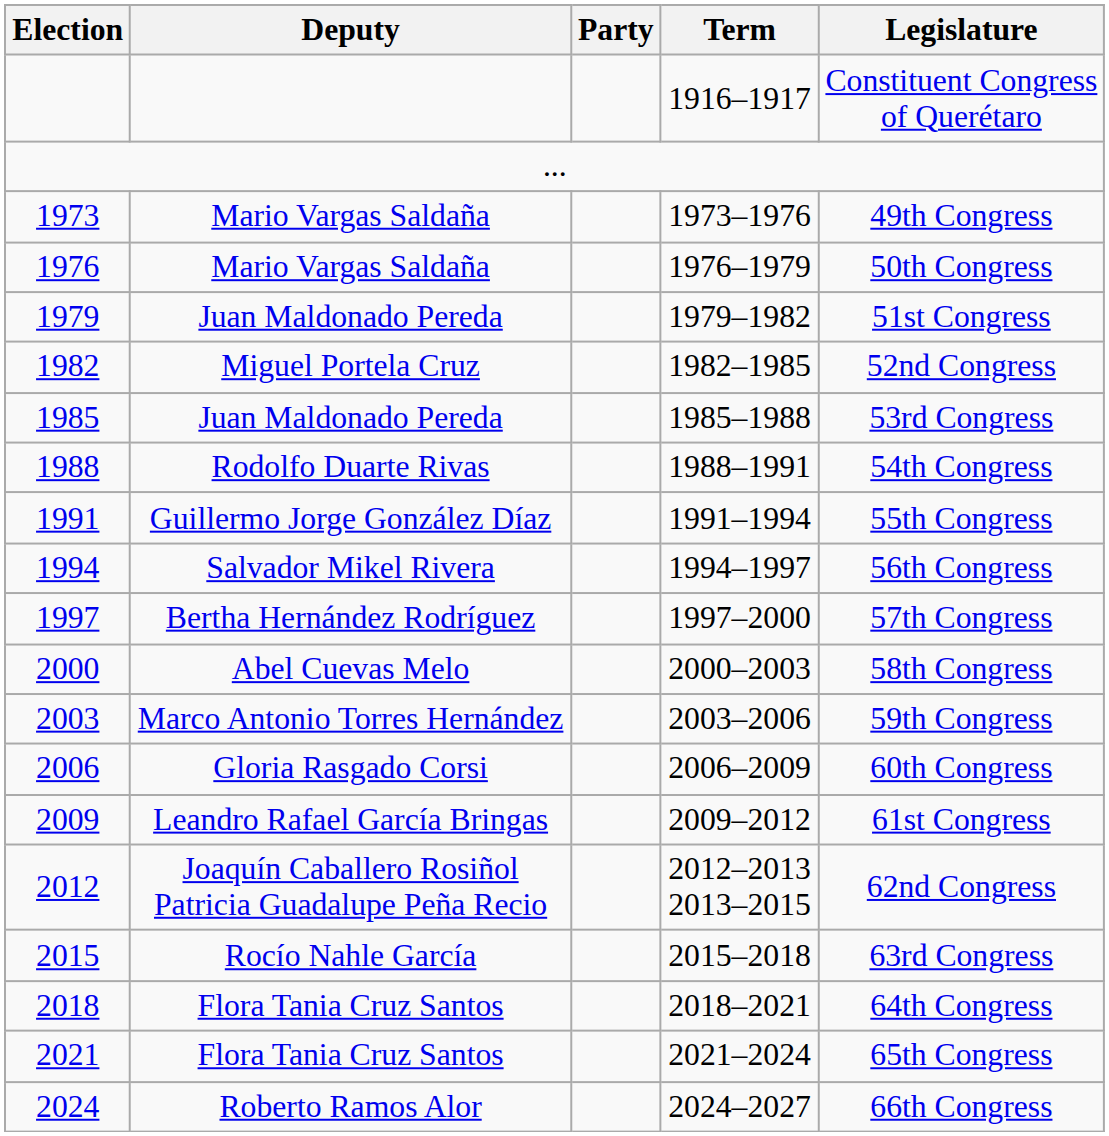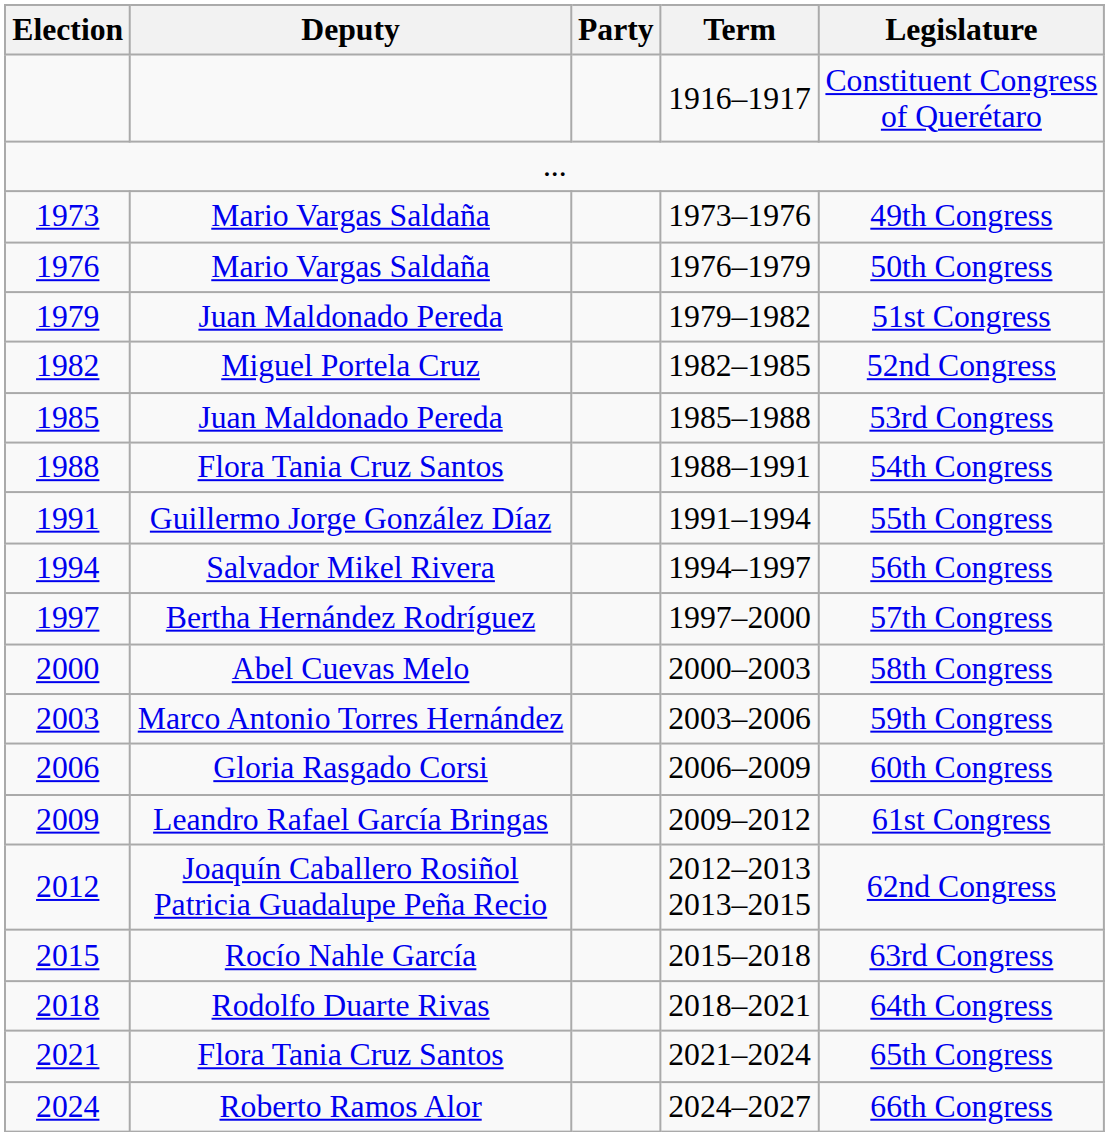(351, 467) Rodolfo Duarte Rivas -> (351, 467) Flora Tania Cruz Santos
(351, 1005) Flora Tania Cruz Santos -> (351, 1005) Rodolfo Duarte Rivas
